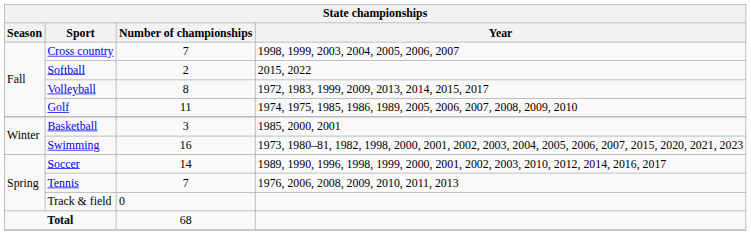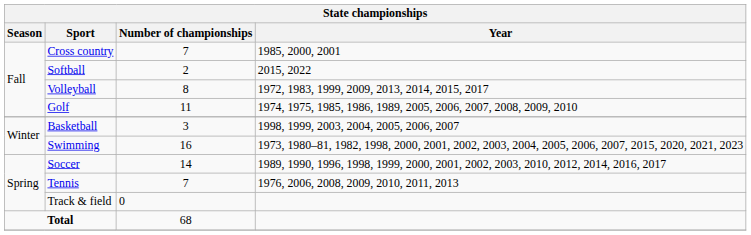(358, 51) 1998, 1999, 2003, 2004, 2005, 2006, 2007 -> (299, 51) 1985, 2000, 2001
(299, 126) 1985, 2000, 2001 -> (358, 126) 1998, 1999, 2003, 2004, 2005, 2006, 2007
